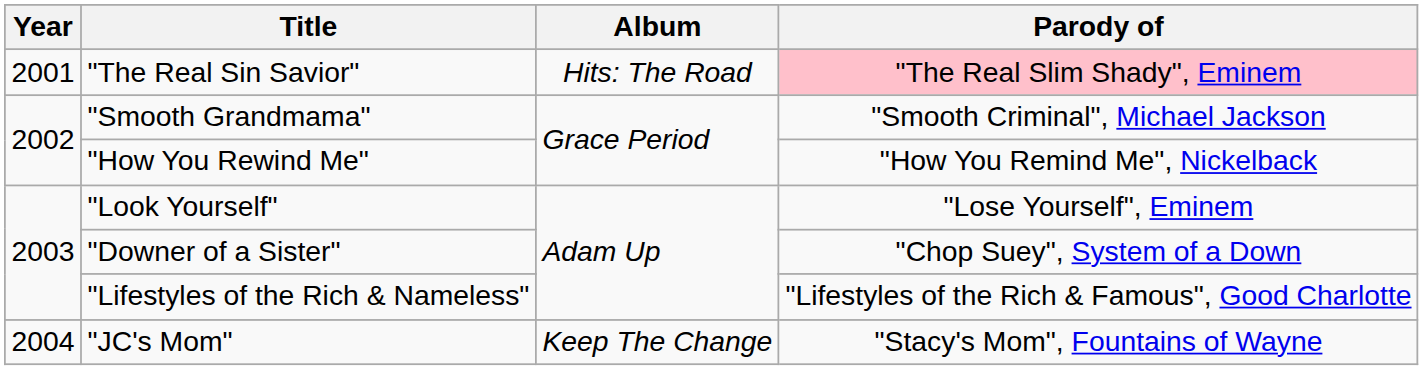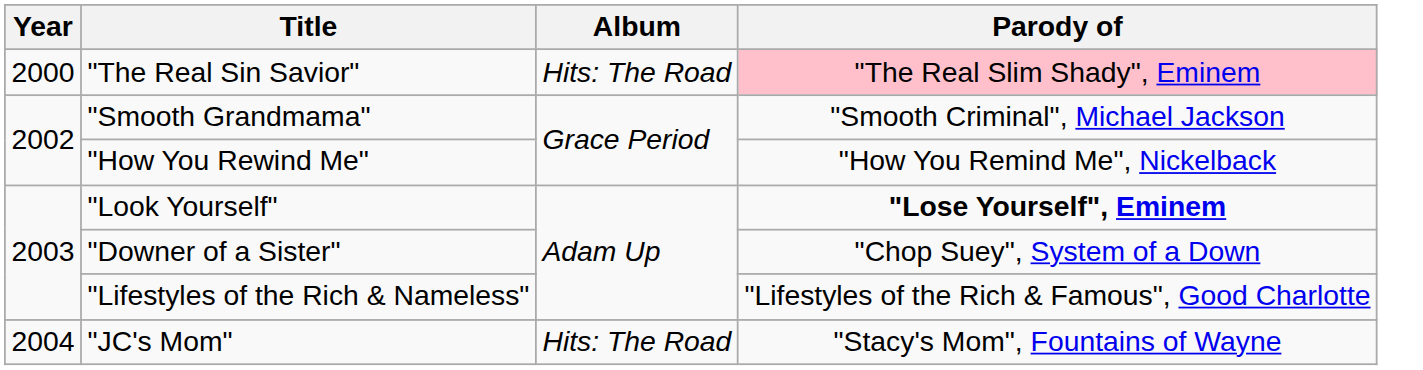(43, 71) 2001 -> (43, 71) 2000
(1098, 206) normal -> (1057, 206) bold
(657, 341) Keep The Change -> (637, 341) Hits: The Road
